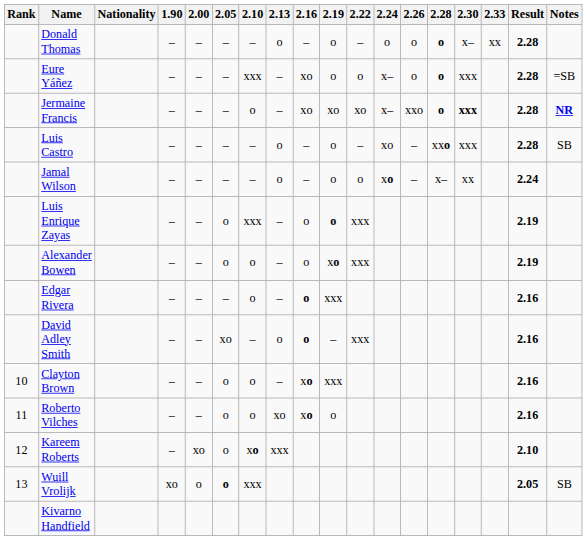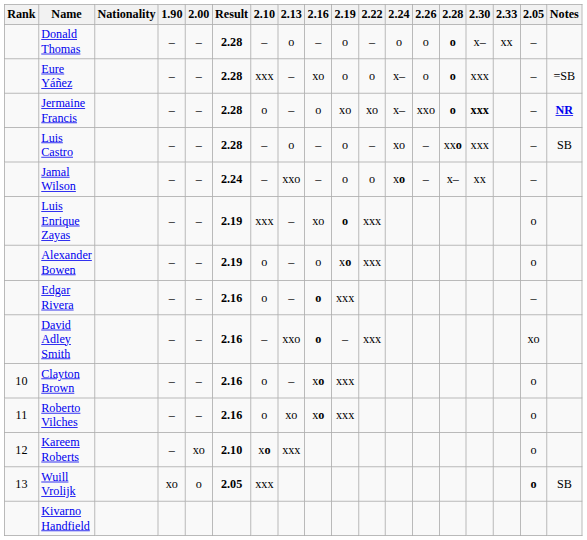columns swapped: (226, 14) <-> (528, 14)
(306, 110) xo -> (318, 110) o
(279, 179) o -> (291, 179) xxo
(306, 221) o -> (318, 221) xo
(279, 339) o -> (291, 339) xxo
(333, 415) o -> (345, 415) xxx
